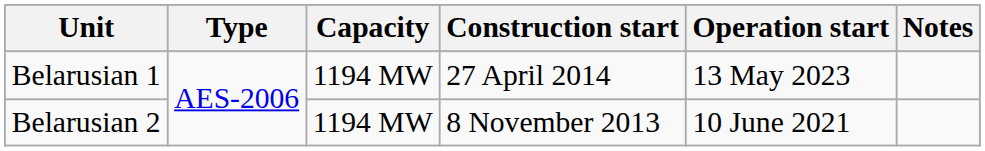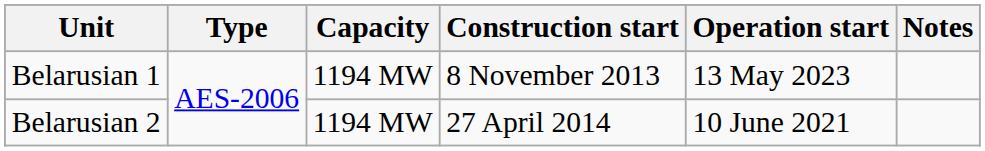(528, 74) 27 April 2014 -> (553, 74) 8 November 2013
(553, 121) 8 November 2013 -> (528, 121) 27 April 2014
